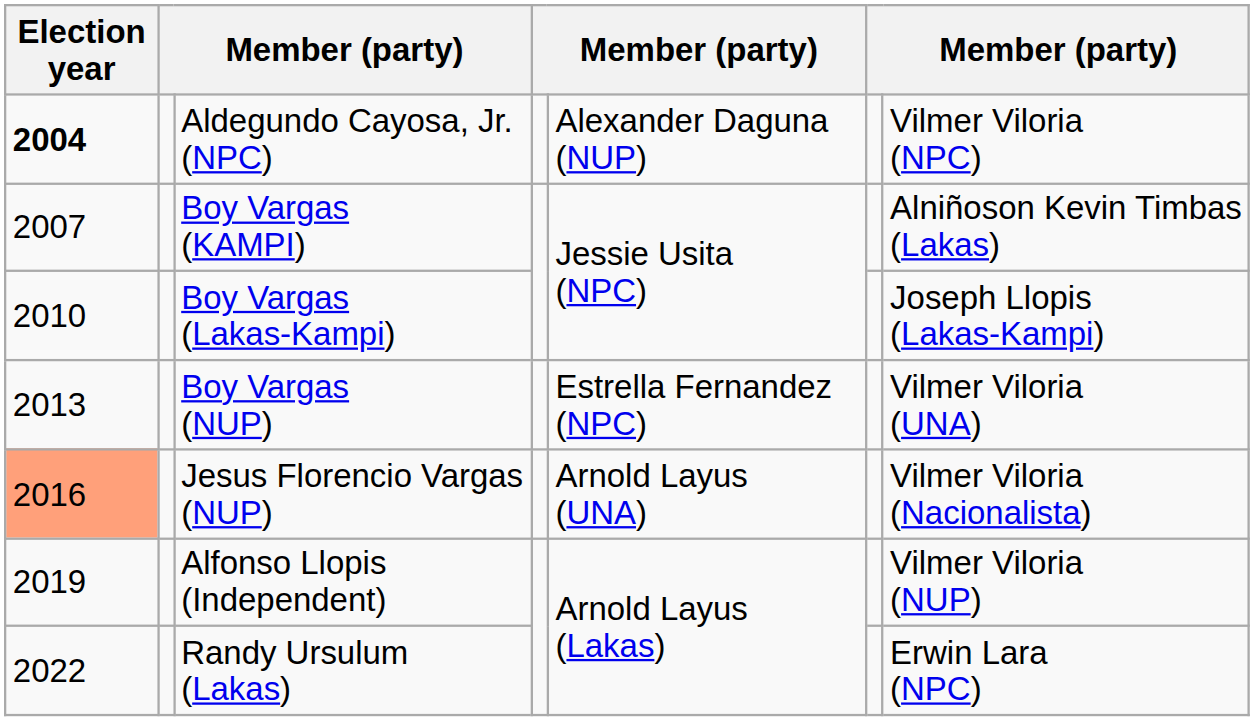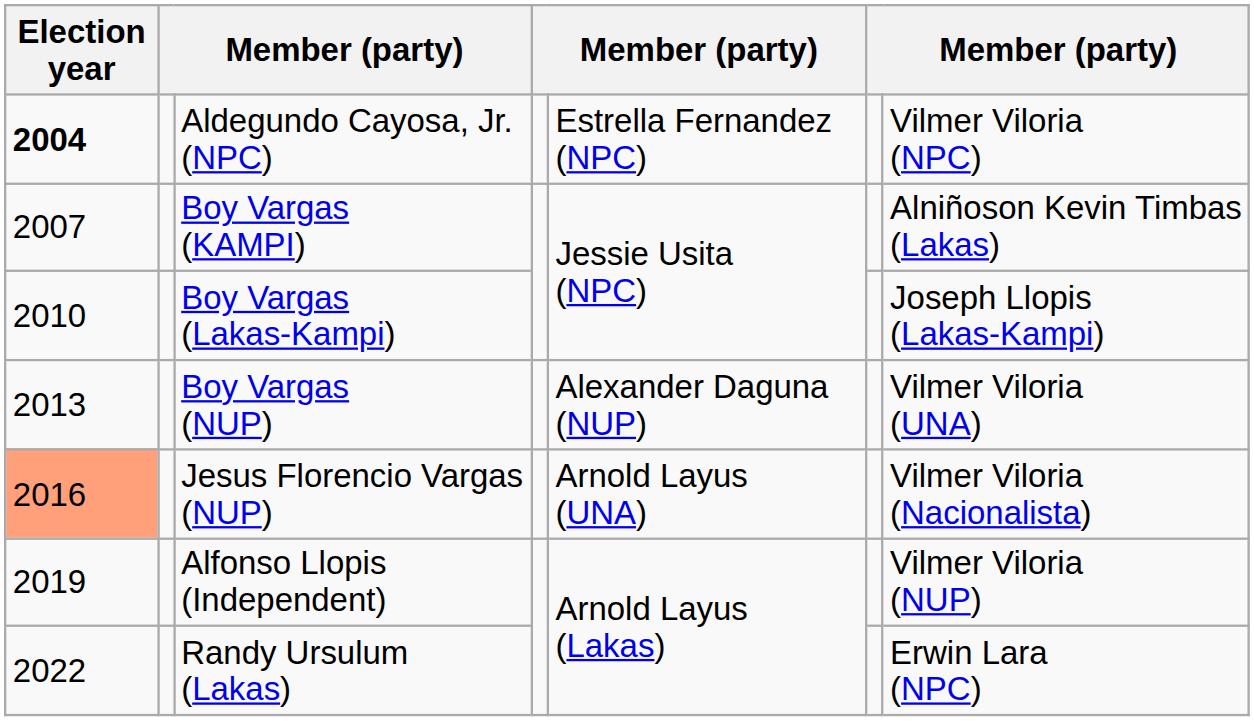(692, 139) Alexander Daguna (NUP) -> (694, 139) Estrella Fernandez (NPC)
(694, 405) Estrella Fernandez (NPC) -> (692, 405) Alexander Daguna (NUP)
